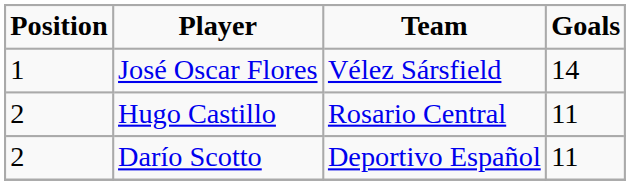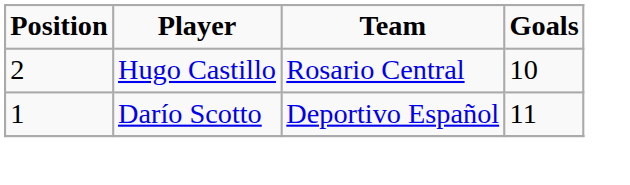- row: (218, 70)
(565, 113) 11 -> (524, 70) 10
(17, 157) 2 -> (17, 113) 1
